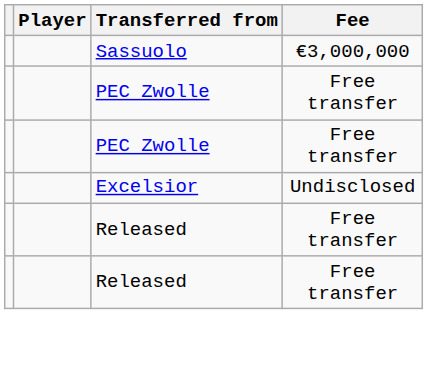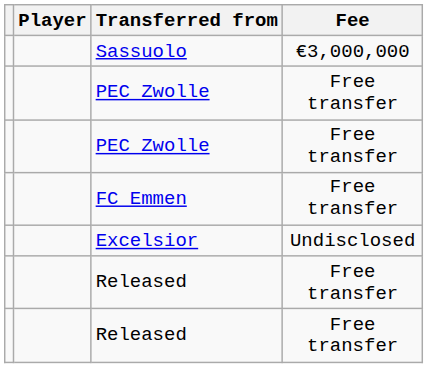+ row: (141, 199)
